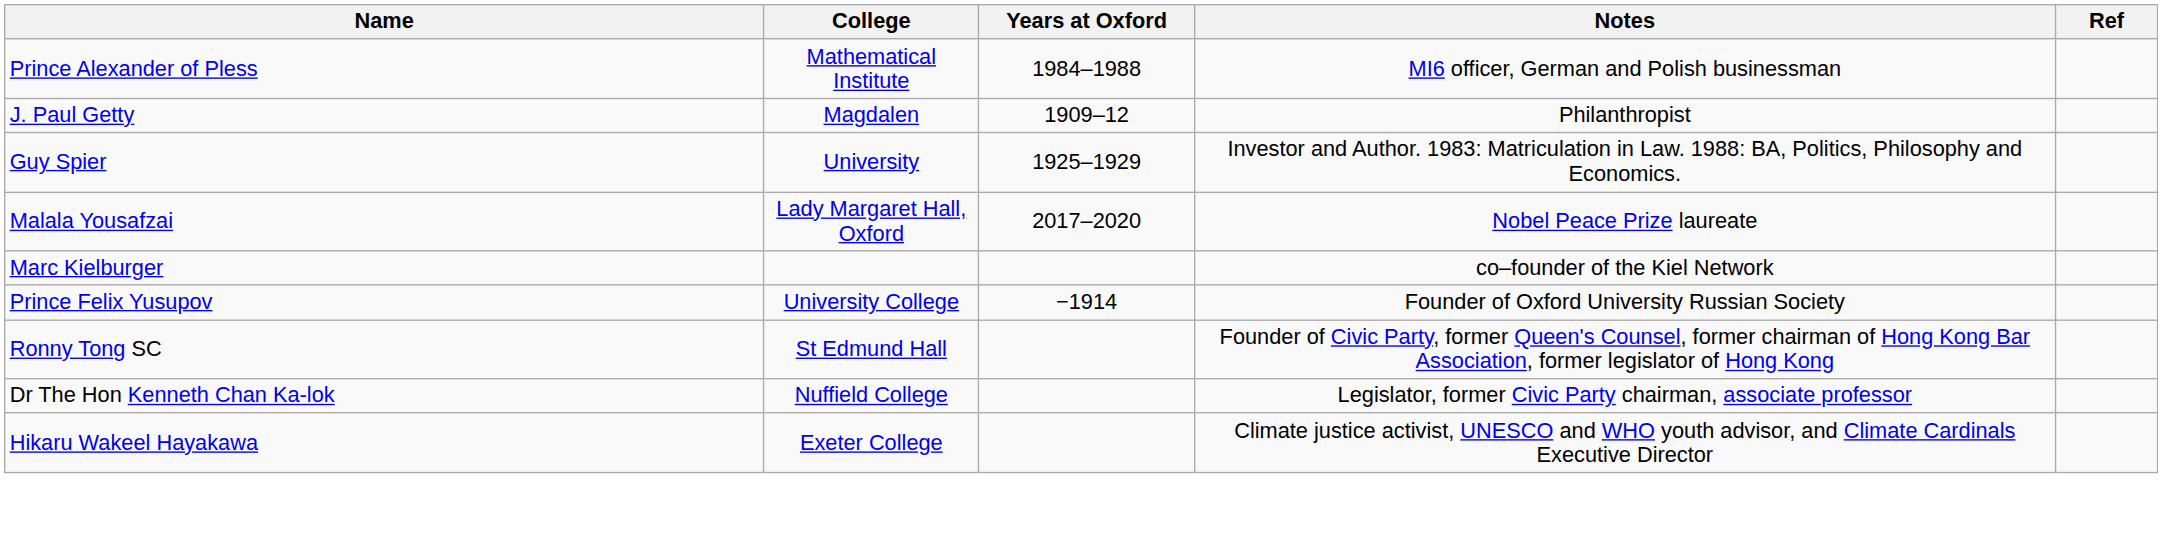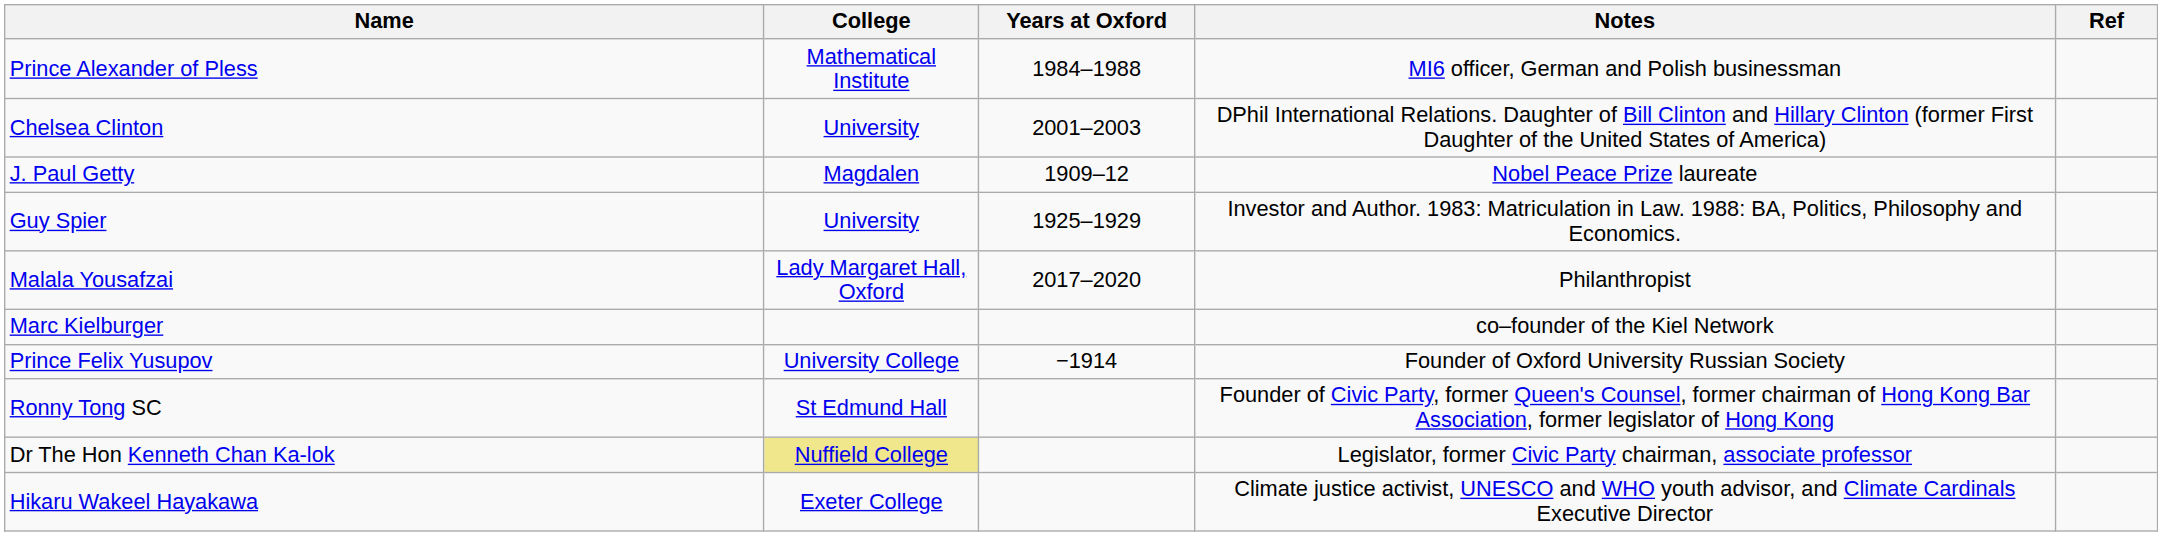+ row: (87, 127)
(1625, 115) Philanthropist -> (1625, 174) Nobel Peace Prize laureate
(1625, 220) Nobel Peace Prize laureate -> (1625, 279) Philanthropist
(871, 395) no background -> (871, 454) khaki background
